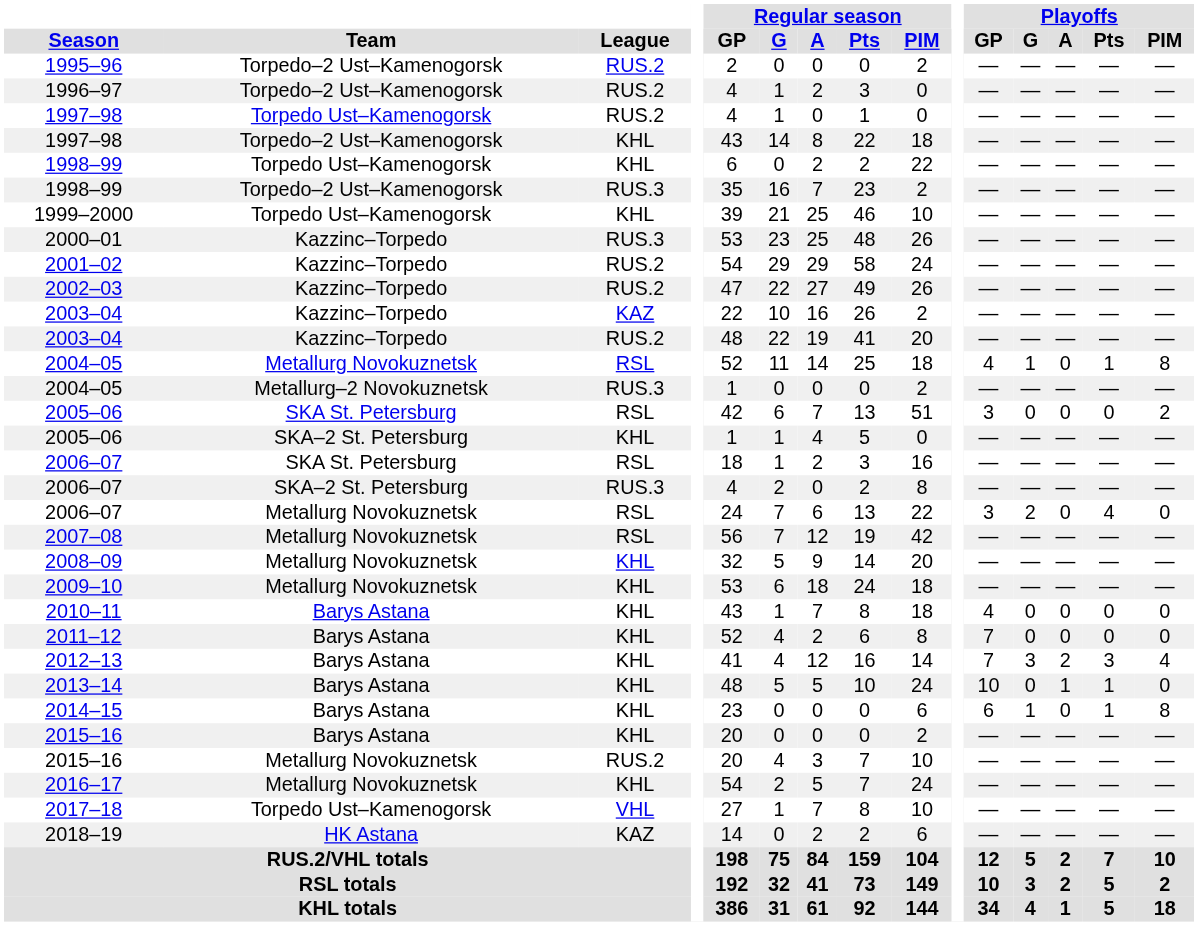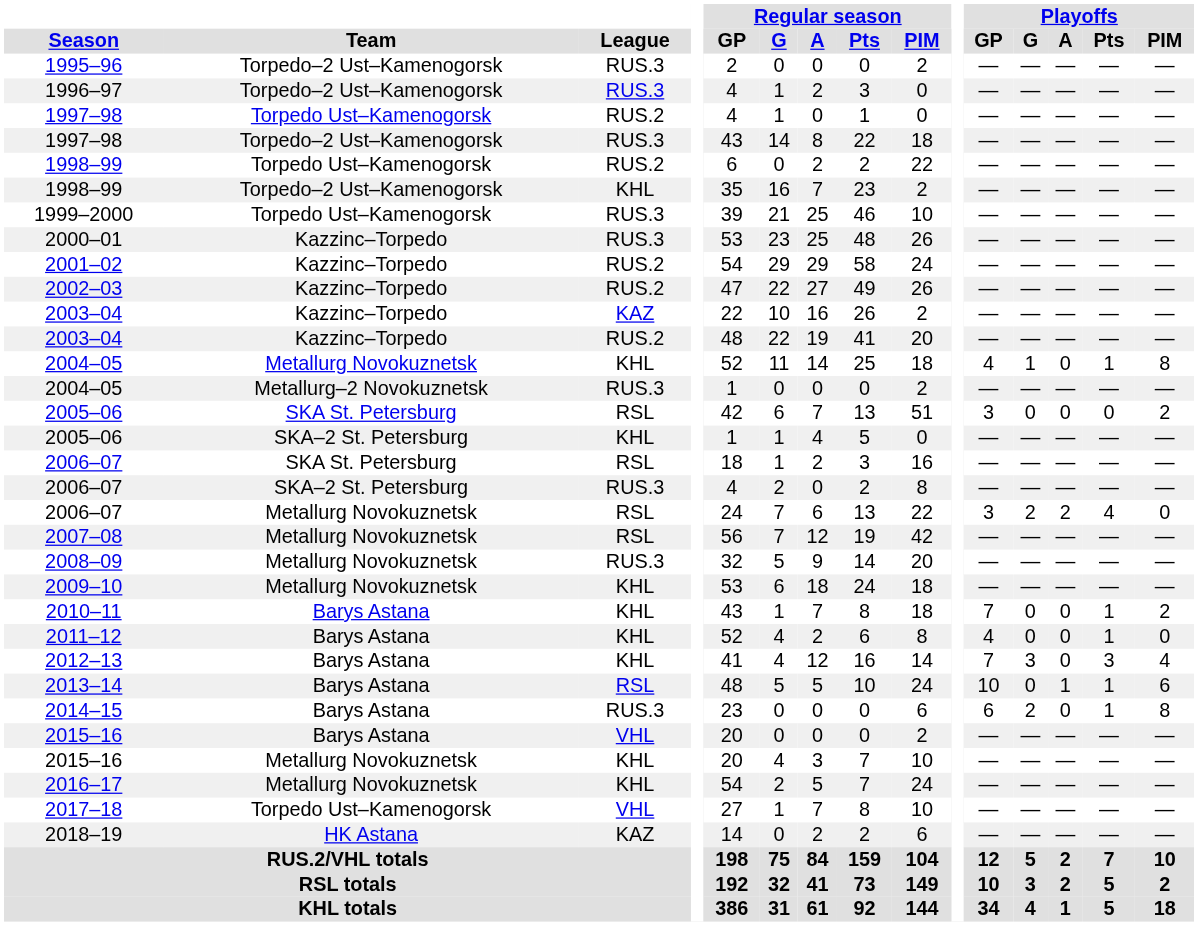(635, 65) RUS.2 -> (635, 65) RUS.3
(635, 90) RUS.2 -> (635, 90) RUS.3
(635, 140) KHL -> (635, 140) RUS.3
(635, 165) KHL -> (635, 165) RUS.2
(635, 189) RUS.3 -> (635, 189) KHL
(635, 214) KHL -> (635, 214) RUS.3
(635, 363) RSL -> (635, 363) KHL
(1065, 512) 0 -> (1065, 512) 2
(635, 561) KHL -> (635, 561) RUS.3
(989, 611) 4 -> (989, 611) 7
(1109, 611) 0 -> (1109, 611) 1
(1165, 611) 0 -> (1165, 611) 2
(989, 636) 7 -> (989, 636) 4
(1109, 636) 0 -> (1109, 636) 1
(1065, 661) 2 -> (1065, 661) 0
(635, 685) KHL -> (635, 685) RSL
(1165, 685) 0 -> (1165, 685) 6
(635, 710) KHL -> (635, 710) RUS.3
(1030, 710) 1 -> (1030, 710) 2
(635, 735) KHL -> (635, 735) VHL
(635, 760) RUS.2 -> (635, 760) KHL
